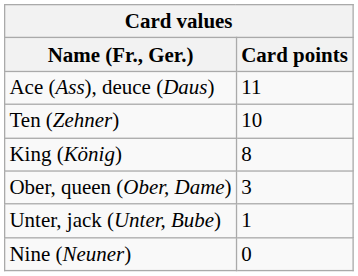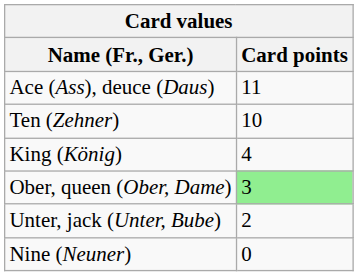(246, 154) 8 -> (246, 154) 4
(246, 187) no background -> (246, 187) lightgreen background
(246, 220) 1 -> (246, 220) 2
